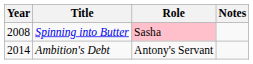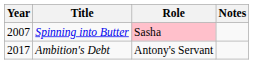(19, 31) 2008 -> (19, 31) 2007
(19, 50) 2014 -> (19, 50) 2017
